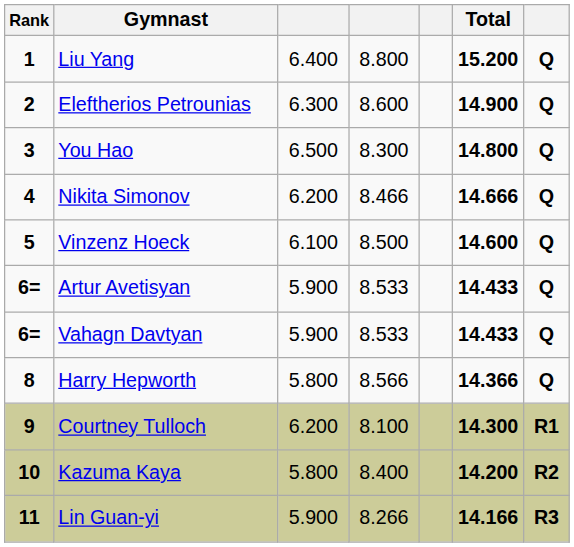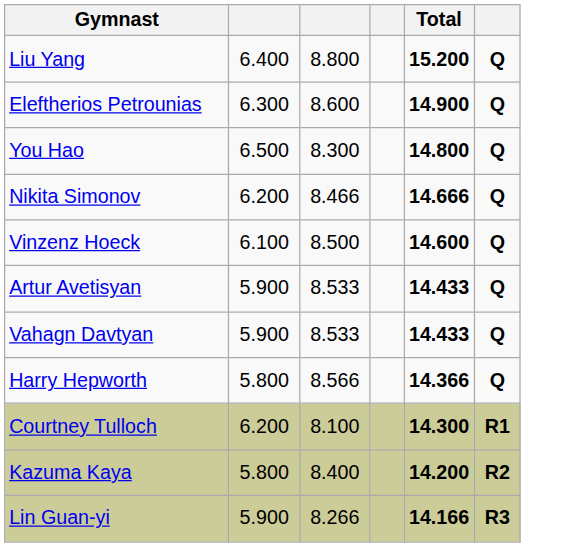- column: (29, 21)
